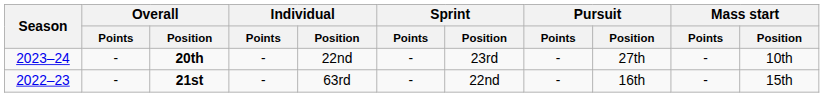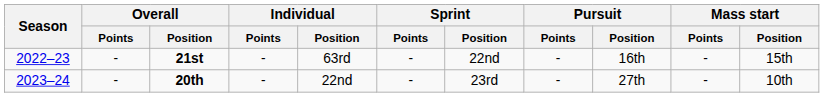rows swapped: (190, 80) <-> (190, 59)
